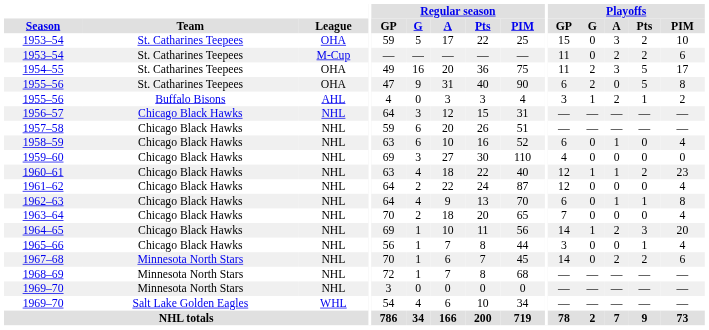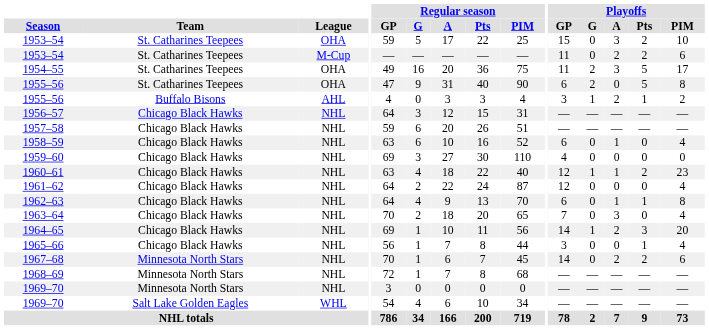(617, 215) 0 -> (617, 215) 3
